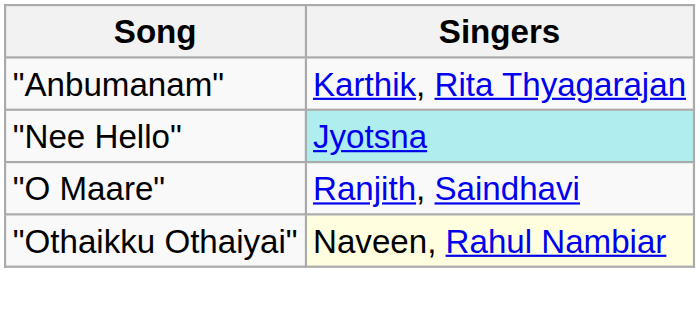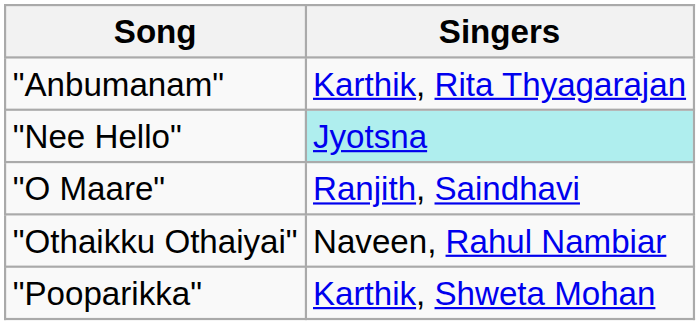(490, 241) lightyellow background -> (490, 241) no background
+ row: (107, 294)
